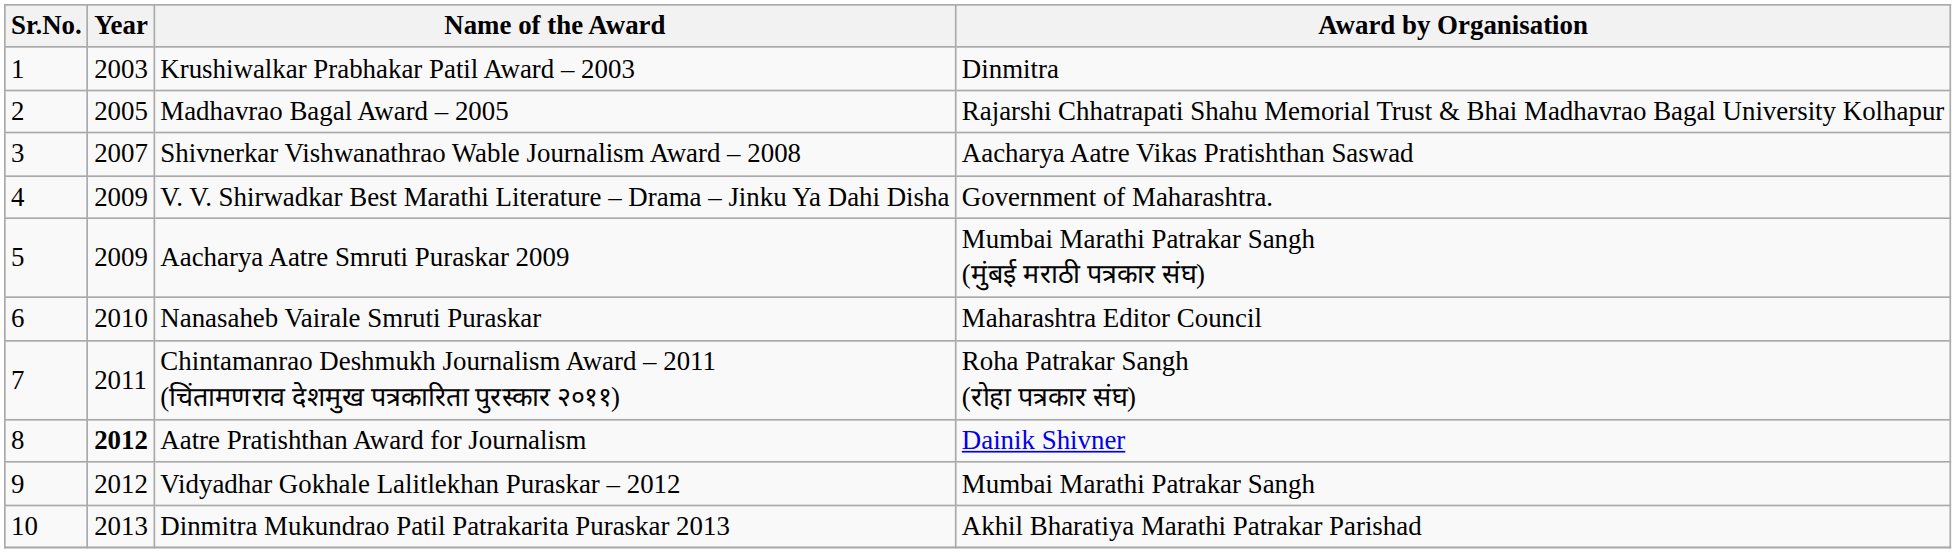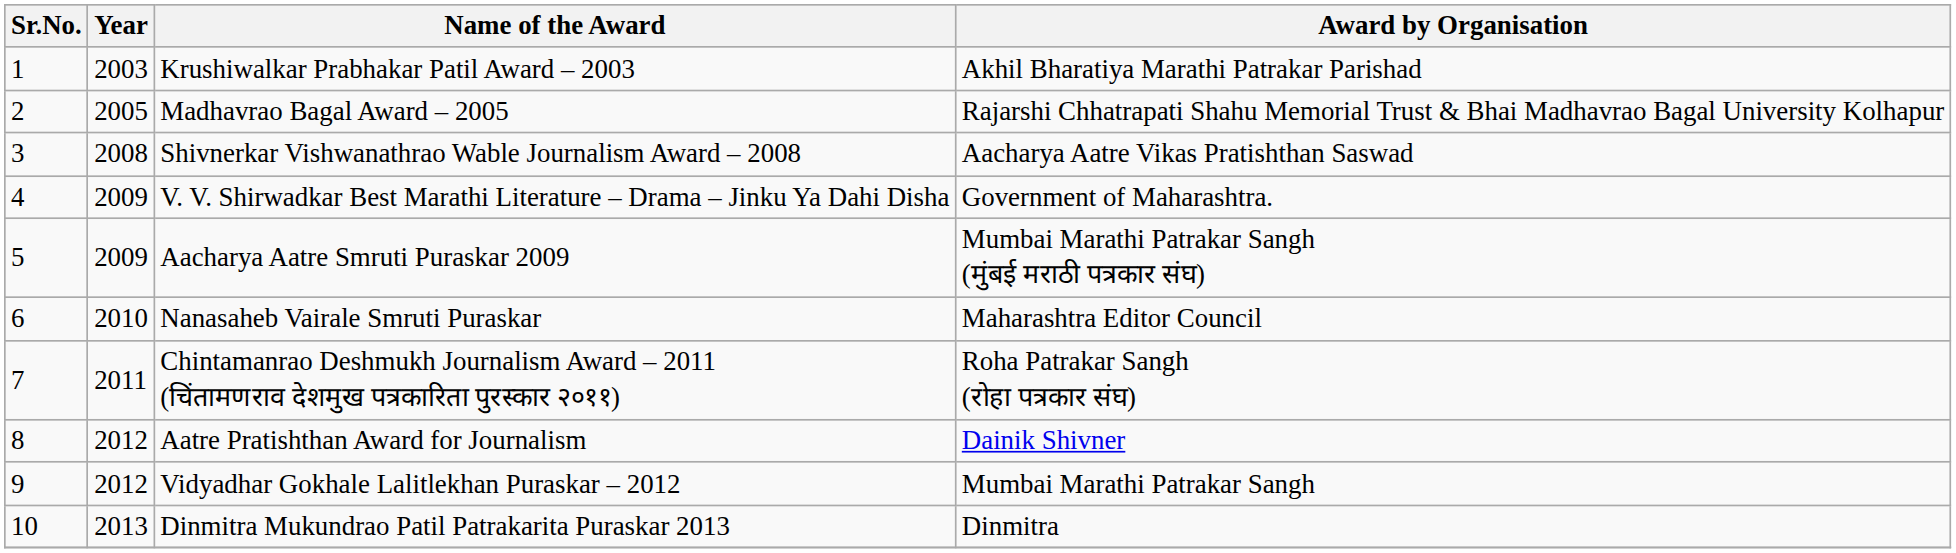(1010, 68) Dinmitra -> (1192, 68) Akhil Bharatiya Marathi Patrakar Parishad
(121, 153) 2007 -> (121, 153) 2008
(121, 440) bold -> (121, 440) normal
(1192, 526) Akhil Bharatiya Marathi Patrakar Parishad -> (1010, 526) Dinmitra
